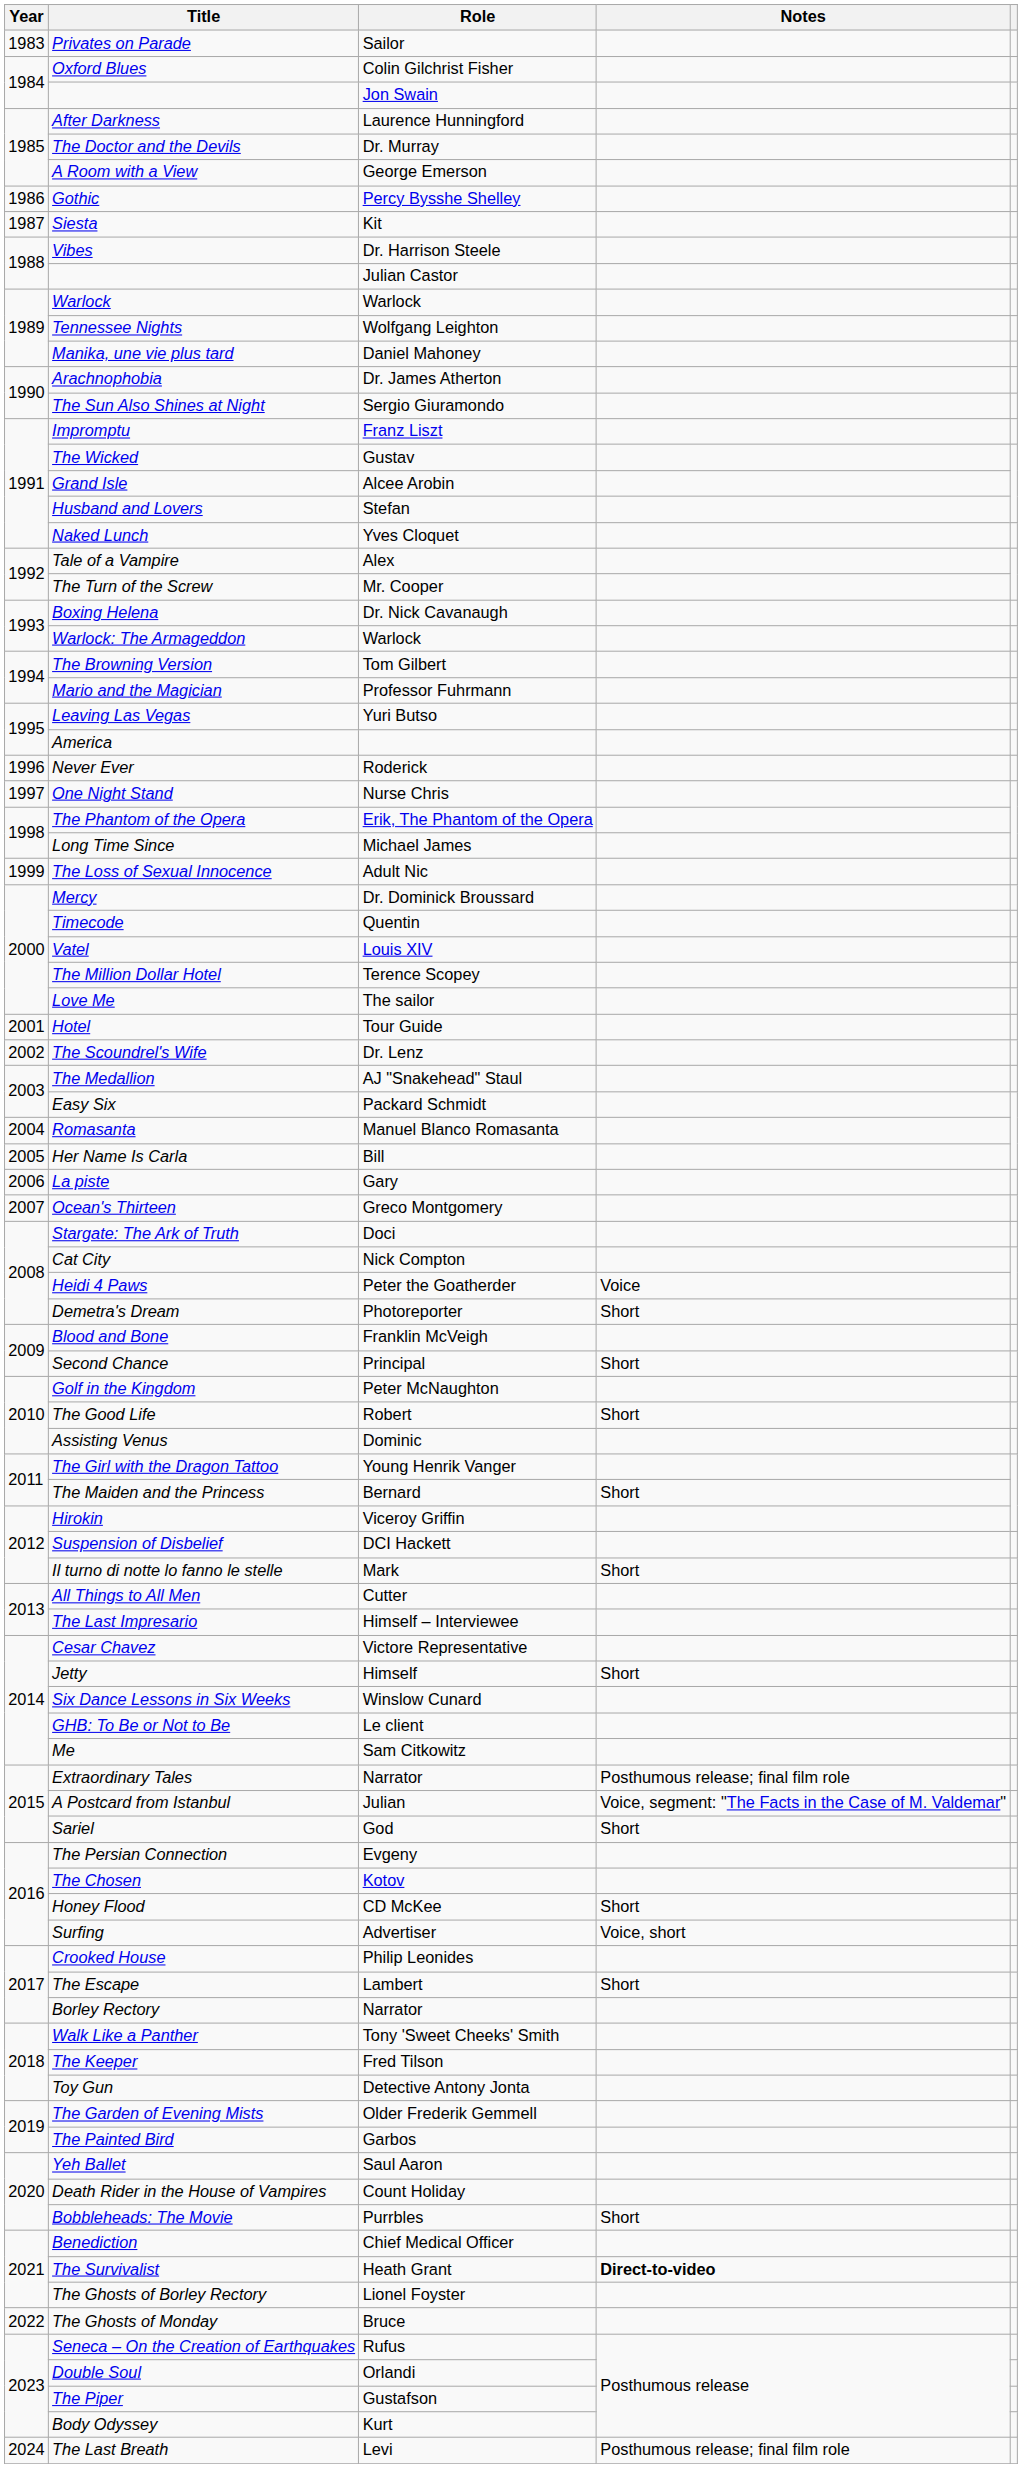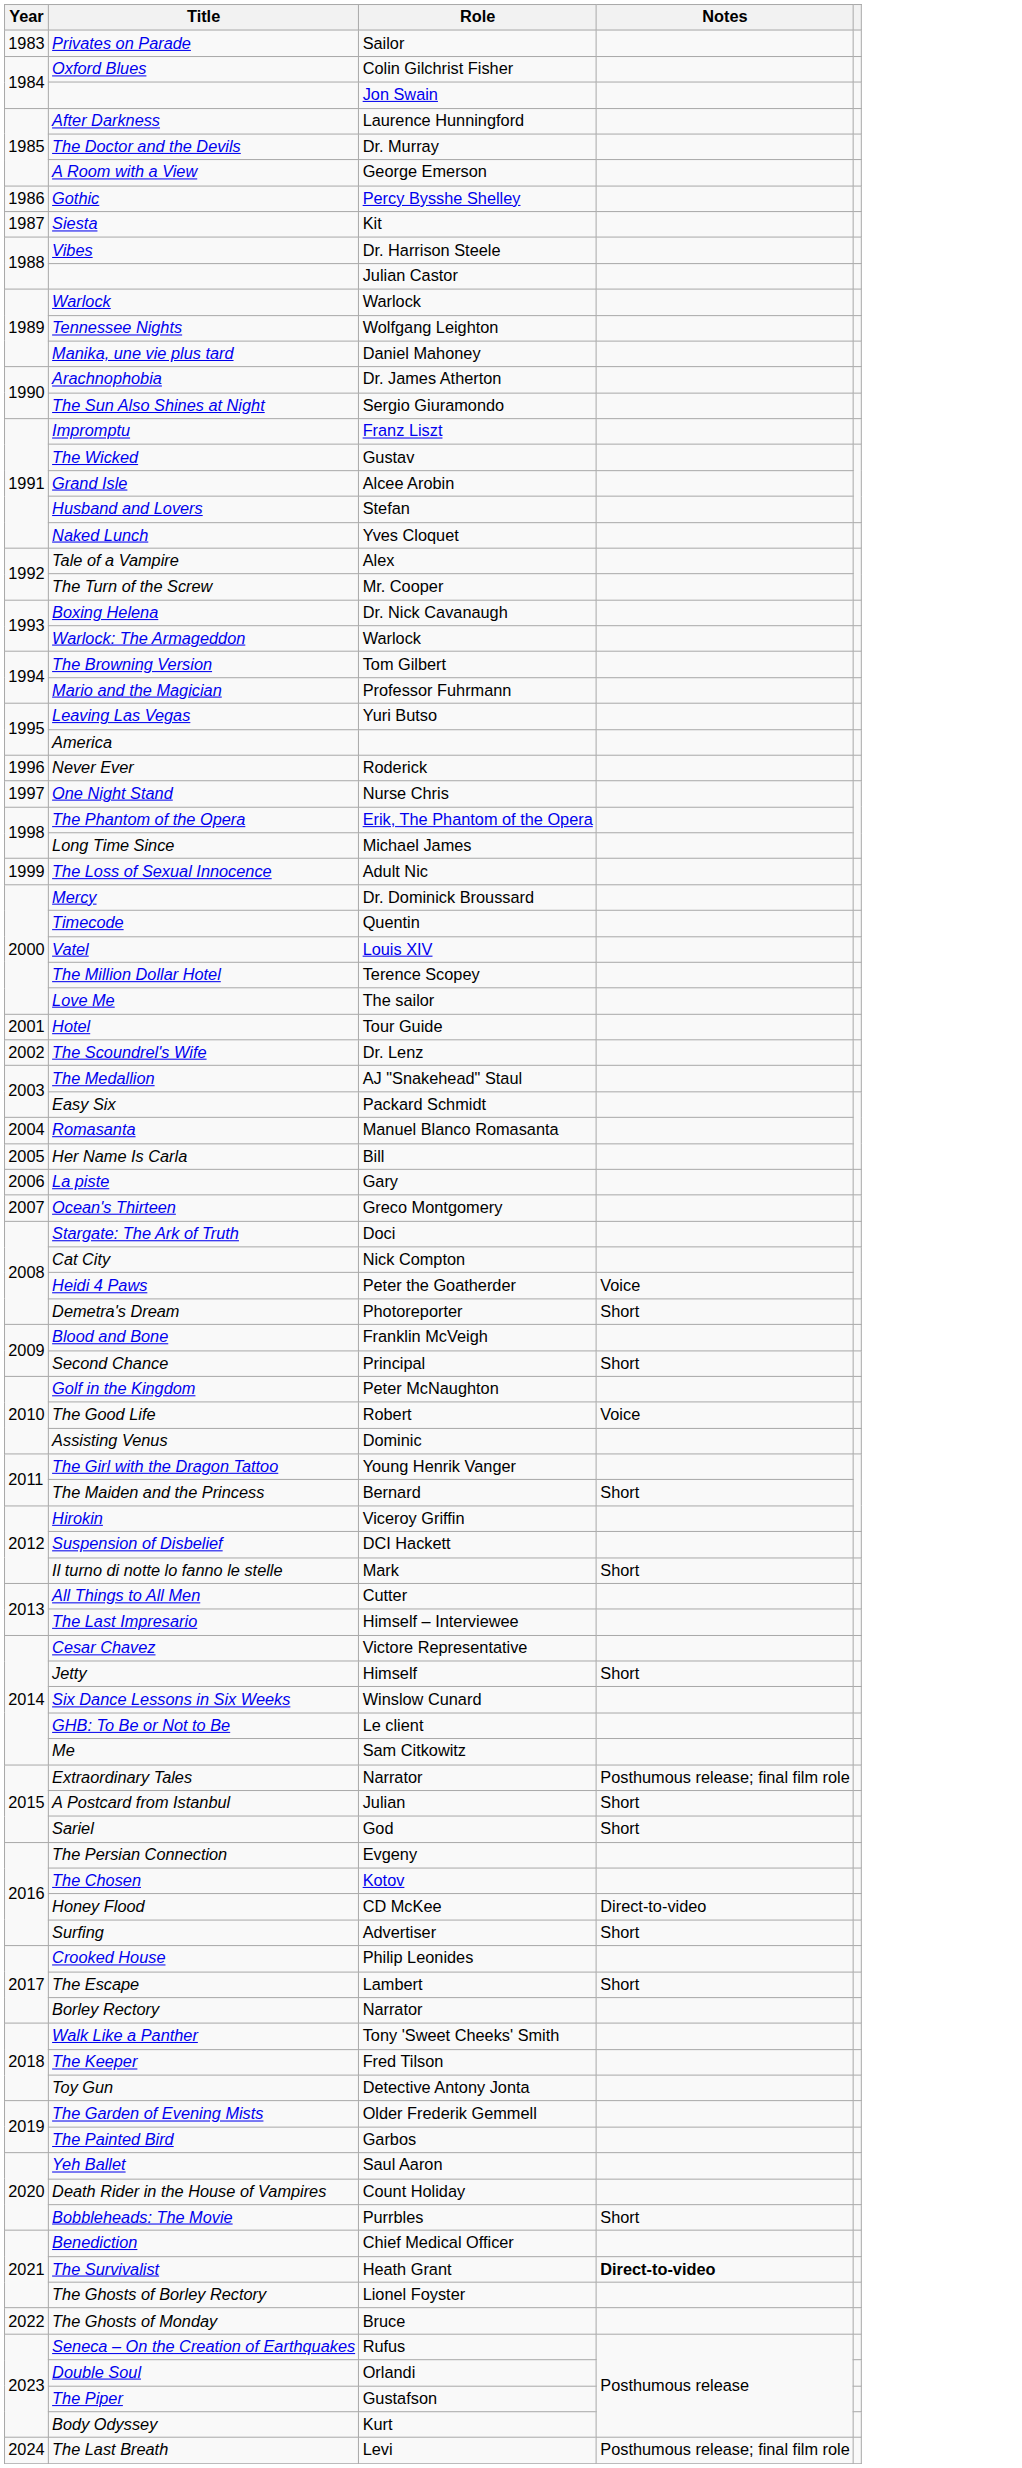(620, 1415) Short -> (620, 1415) Voice
(803, 1803) Voice, segment: "The Facts in the Case of M. Valdemar" -> (620, 1803) Short
(620, 1906) Short -> (653, 1906) Direct-to-video
(643, 1932) Voice, short -> (620, 1932) Short
